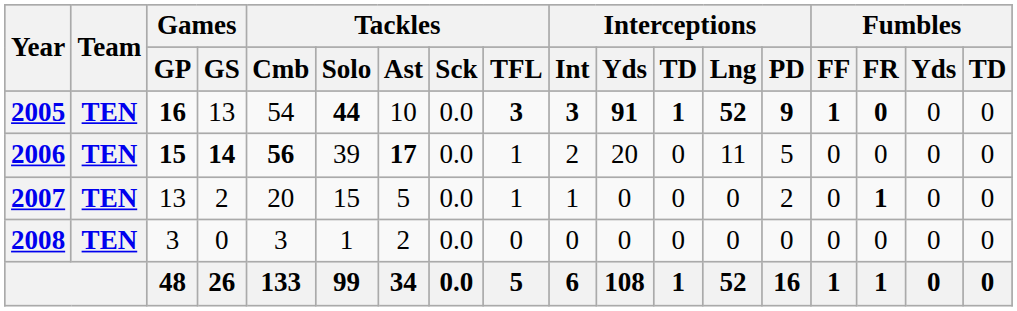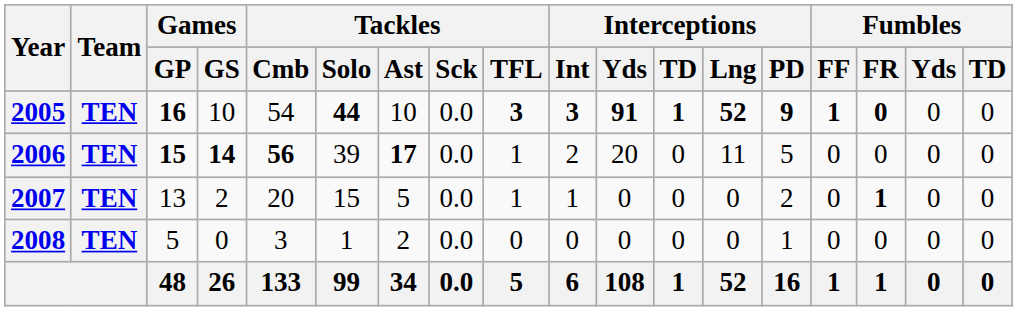(222, 111) 13 -> (222, 111) 10
(172, 240) 3 -> (172, 240) 5
(787, 240) 0 -> (787, 240) 1
